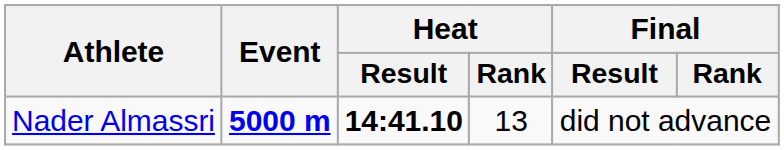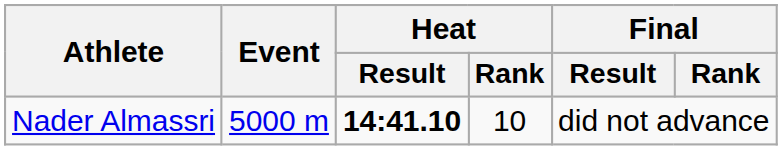(280, 121) bold -> (279, 121) normal
(511, 121) 13 -> (510, 121) 10
